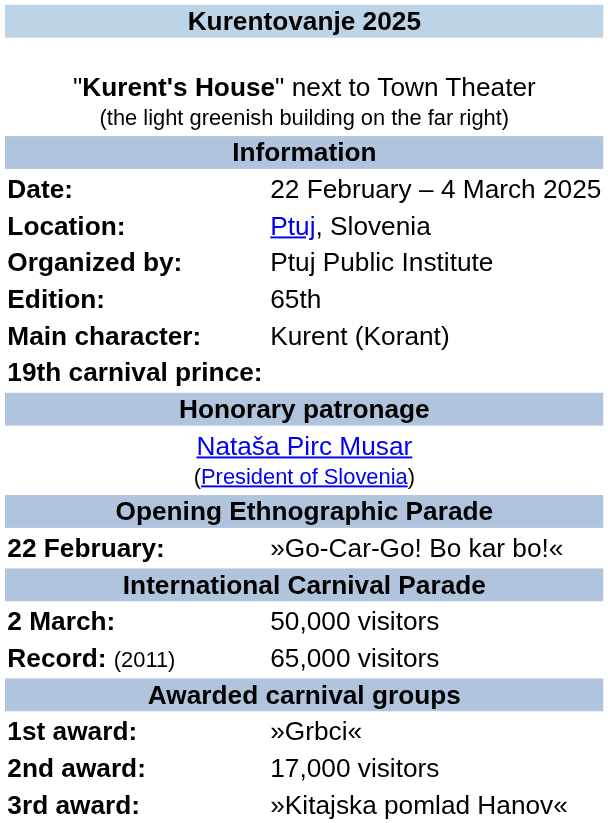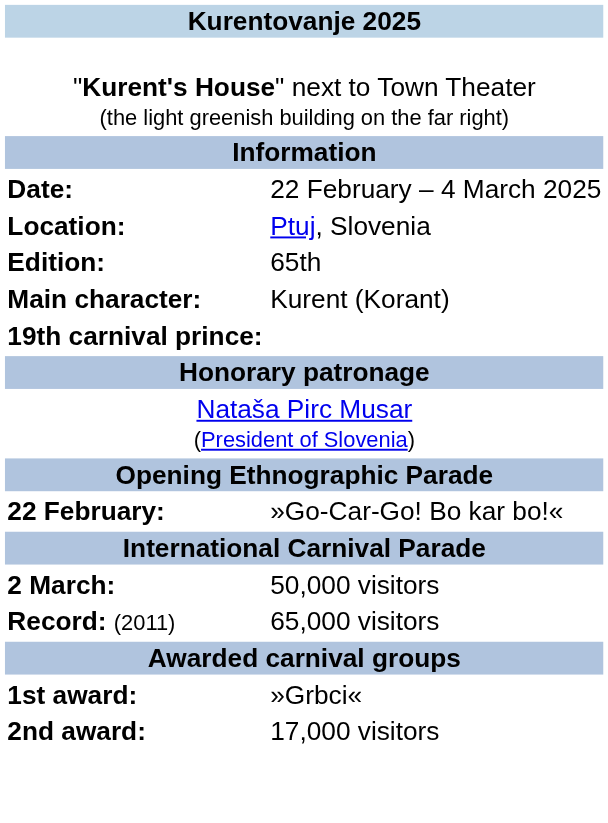- row: (95, 263)
- row: (74, 805)
